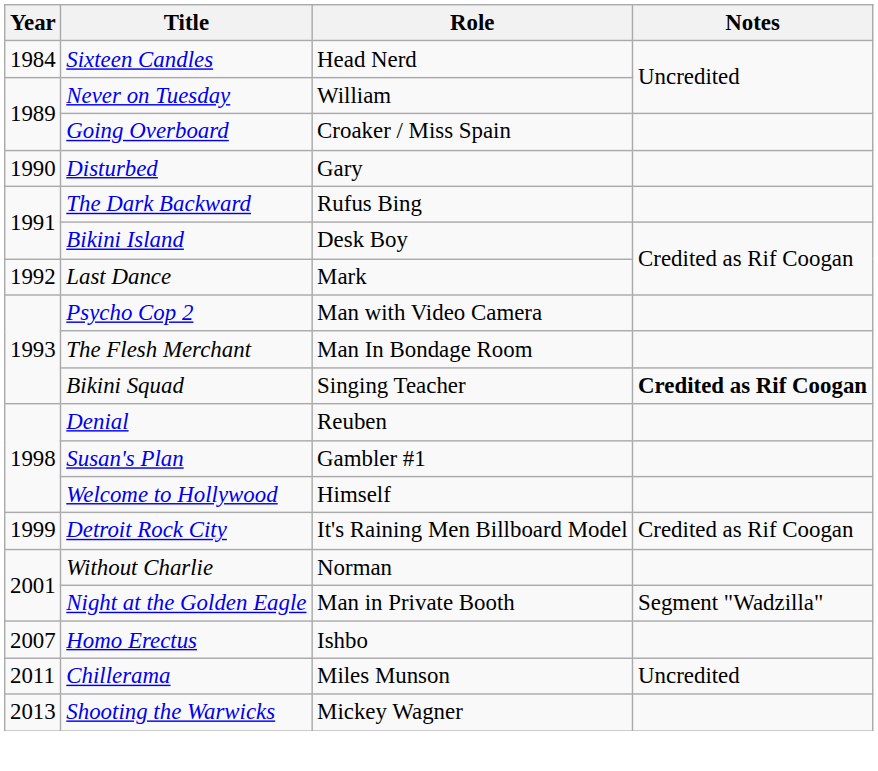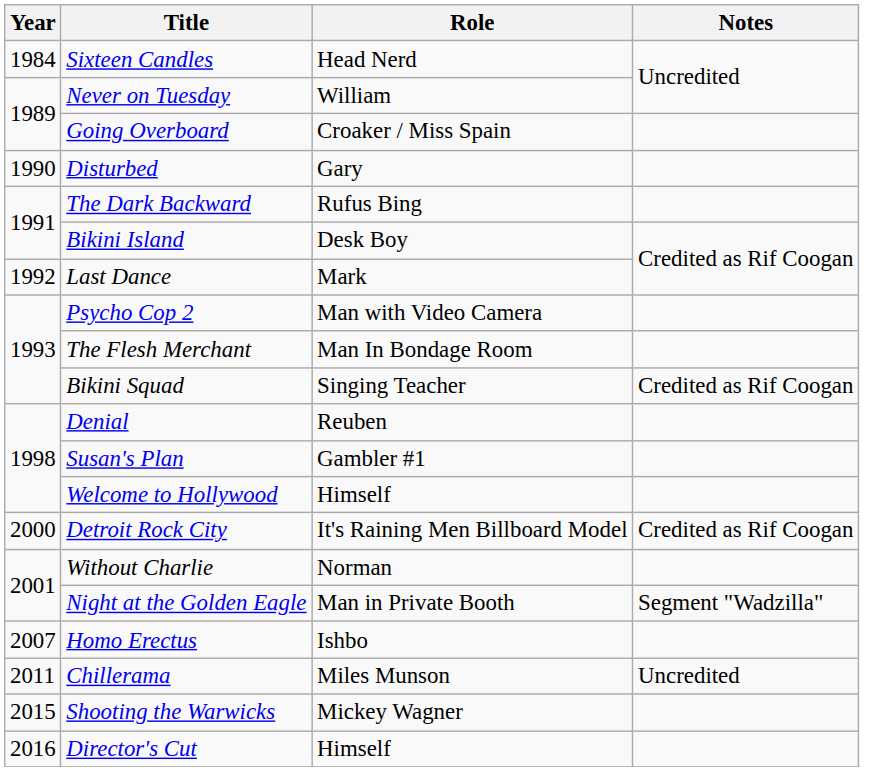(753, 385) bold -> (746, 385) normal
(33, 530) 1999 -> (33, 530) 2000
(33, 712) 2013 -> (33, 712) 2015
+ row: (132, 748)
